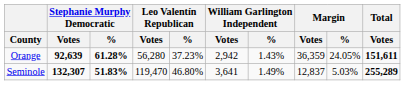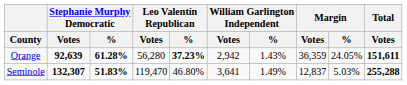(188, 55) normal -> (188, 55) bold
(381, 71) 255,289 -> (383, 71) 255,288
